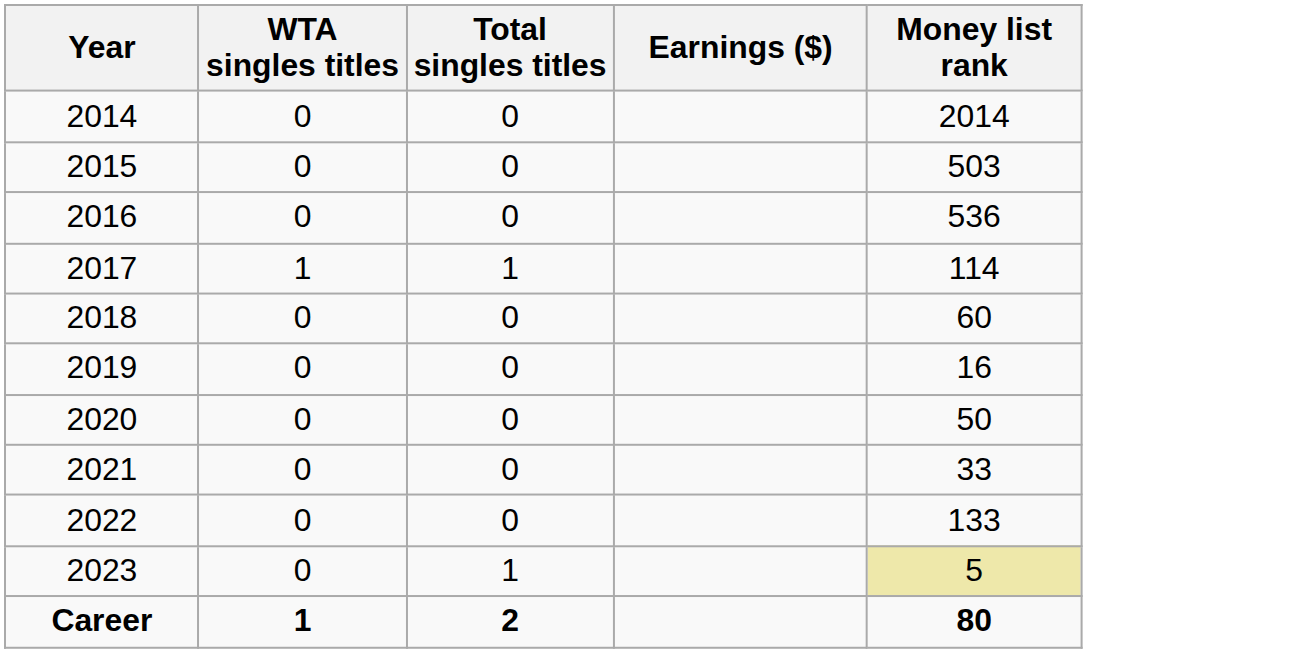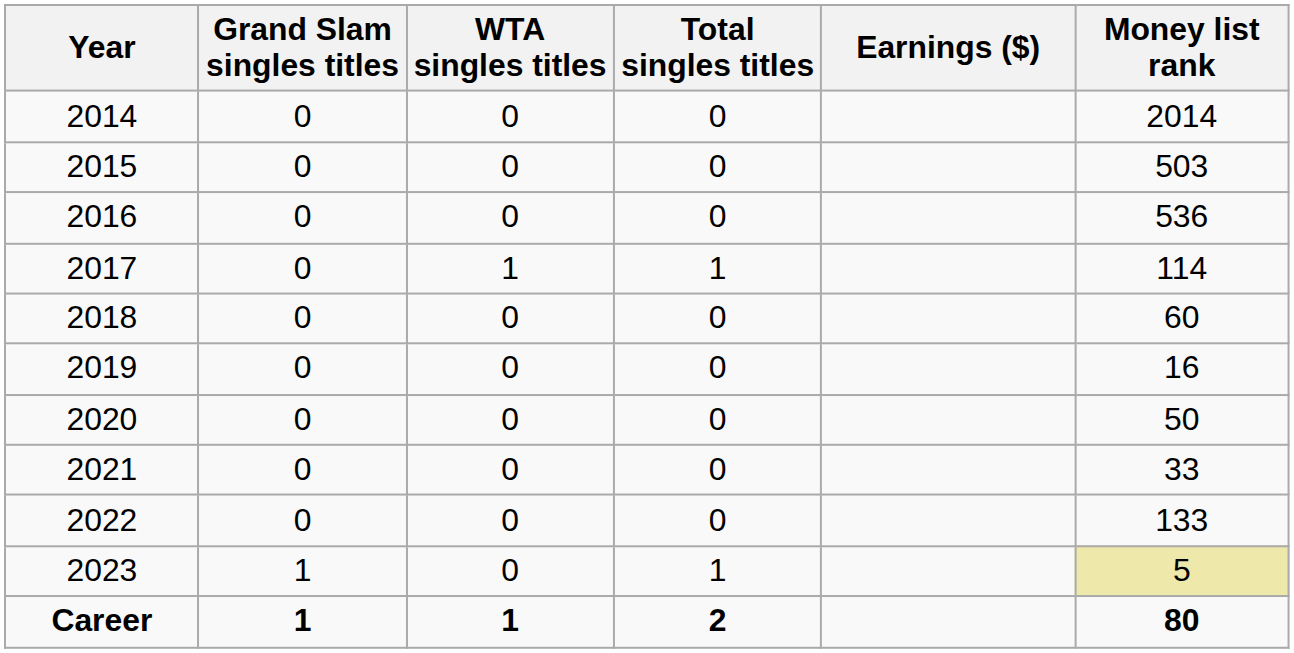+ column: (303, 47)
